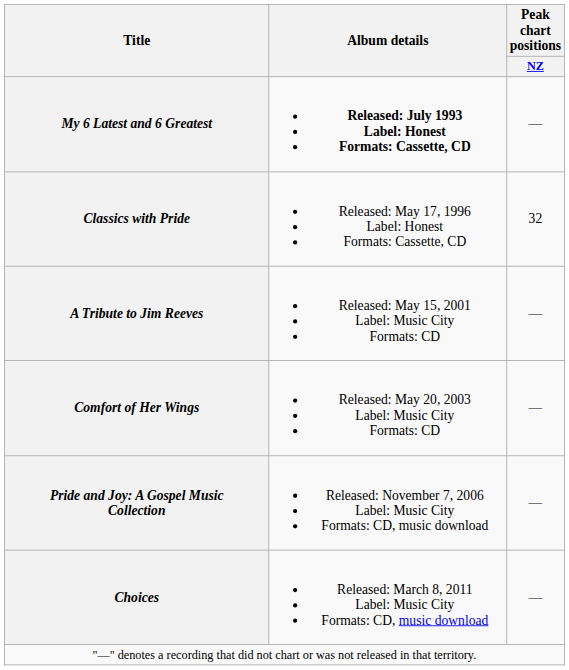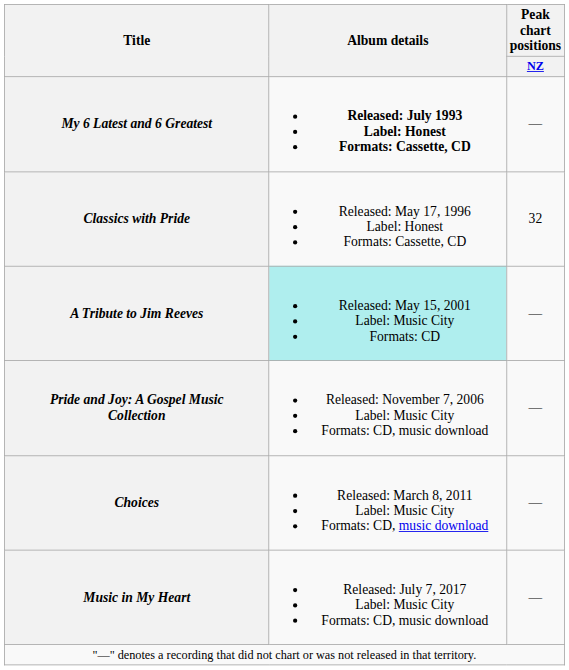(388, 321) no background -> (388, 321) paleturquoise background
- row: (137, 408)
+ row: (137, 597)
